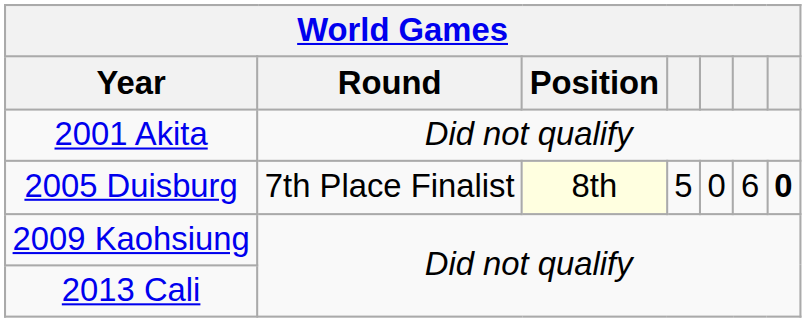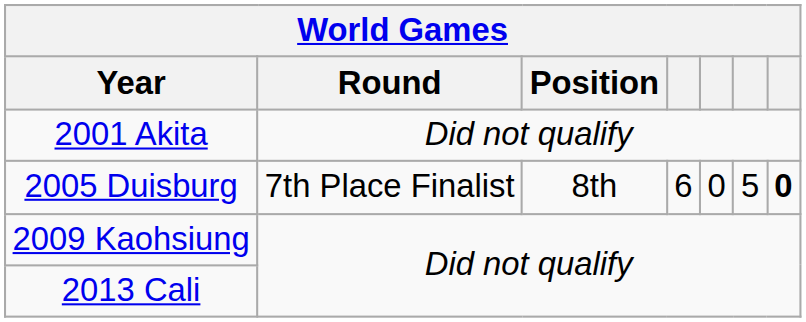(594, 186) lightyellow background -> (594, 186) no background
(683, 186) 5 -> (683, 186) 6
(750, 186) 6 -> (750, 186) 5
